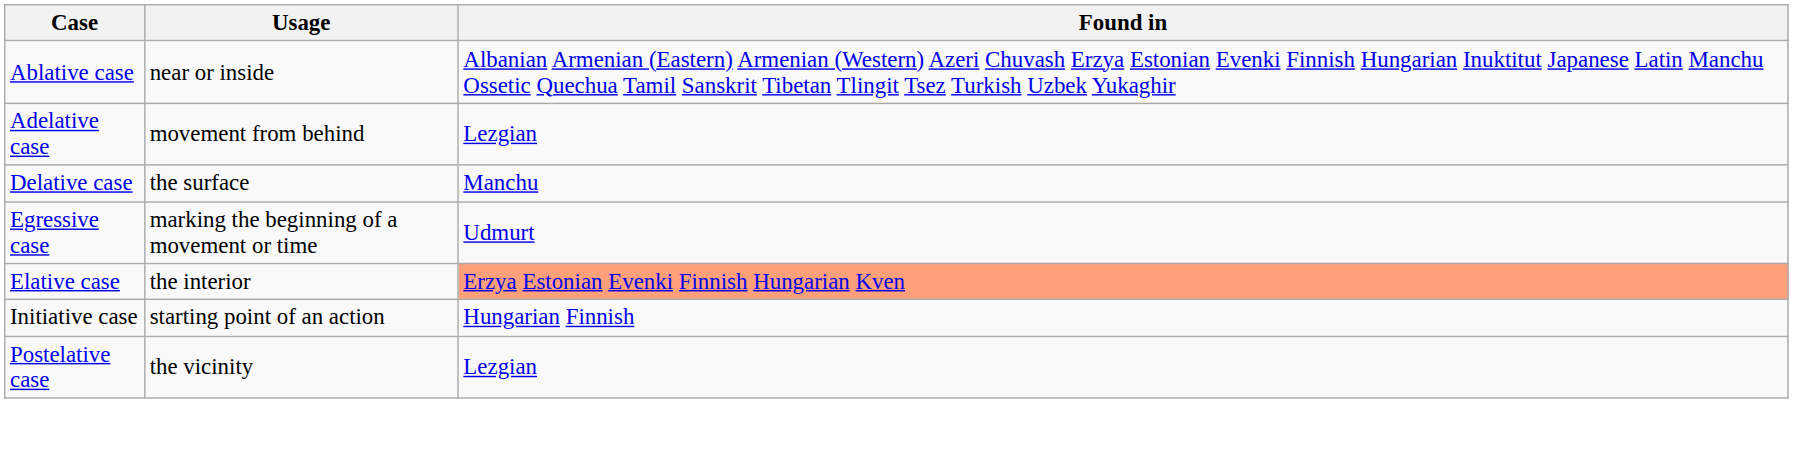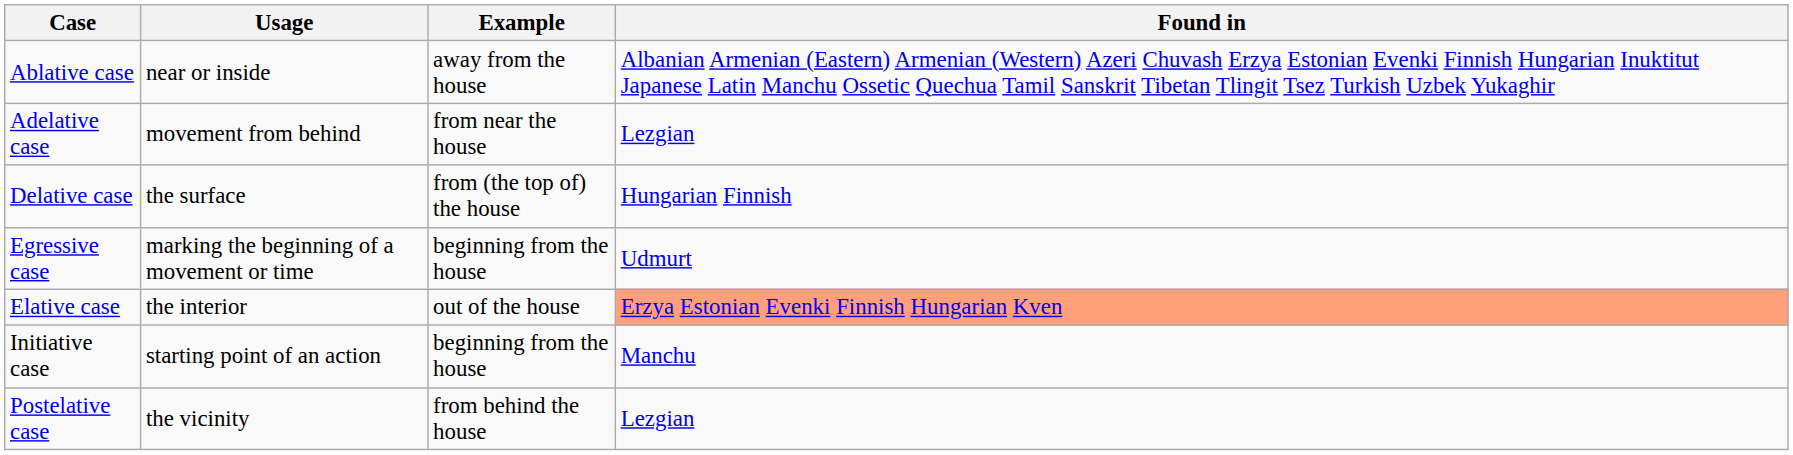+ column: (522, 22)
(501, 182) Manchu -> (706, 195) Hungarian Finnish
(549, 317) Hungarian Finnish -> (658, 356) Manchu
